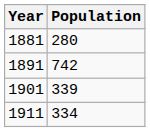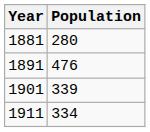(65, 65) 742 -> (65, 65) 476
